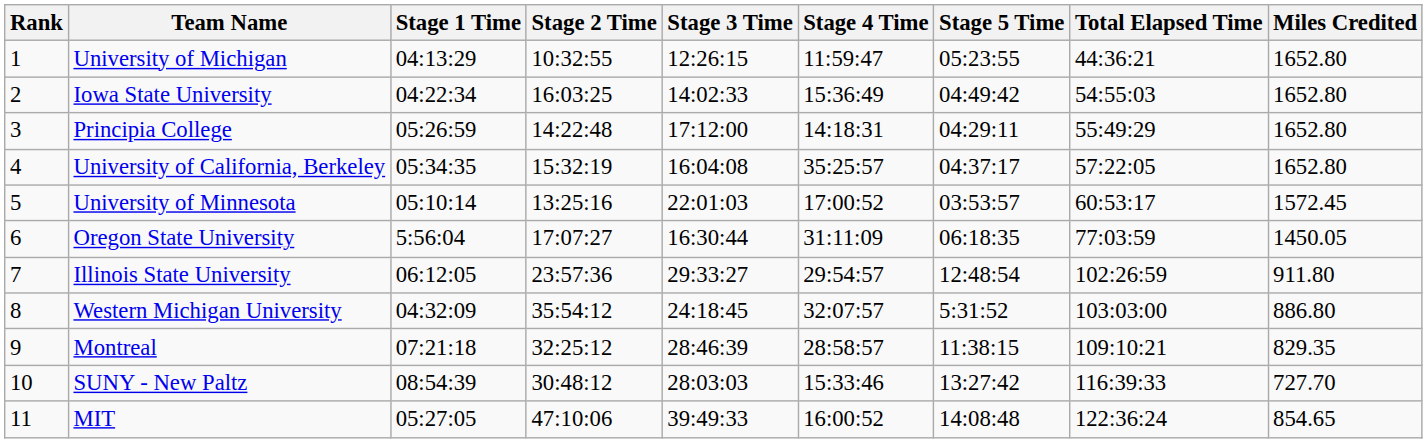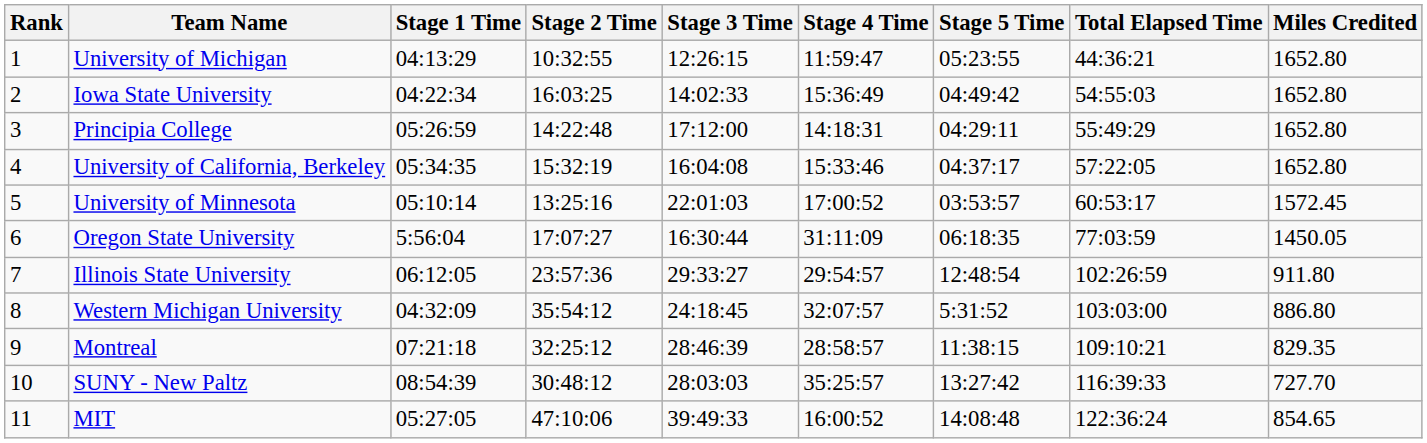(844, 166) 35:25:57 -> (844, 166) 15:33:46
(844, 382) 15:33:46 -> (844, 382) 35:25:57
